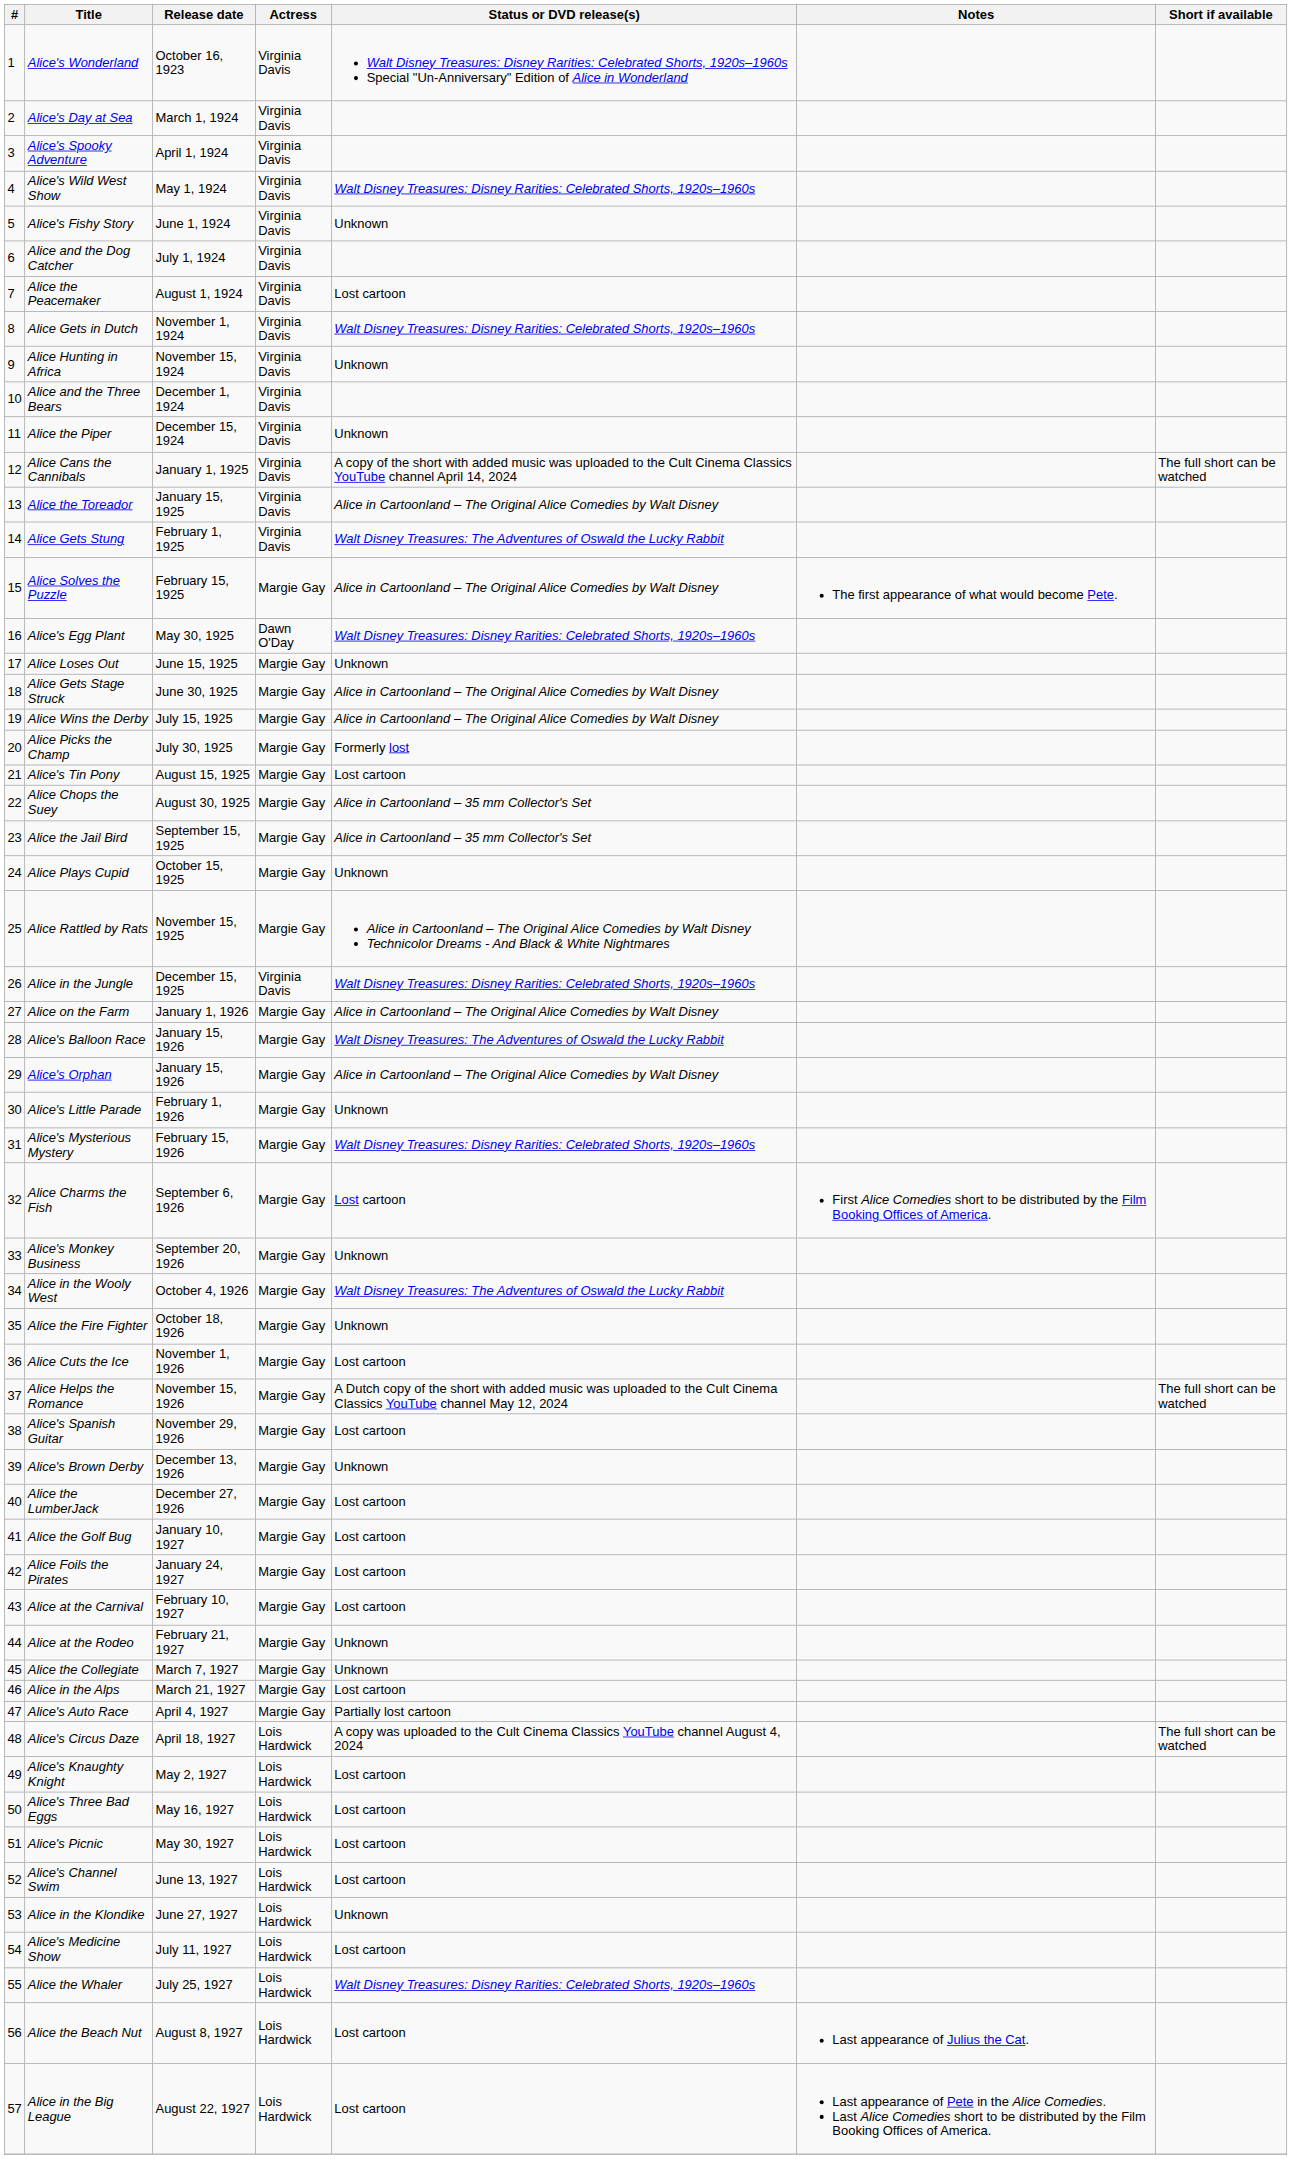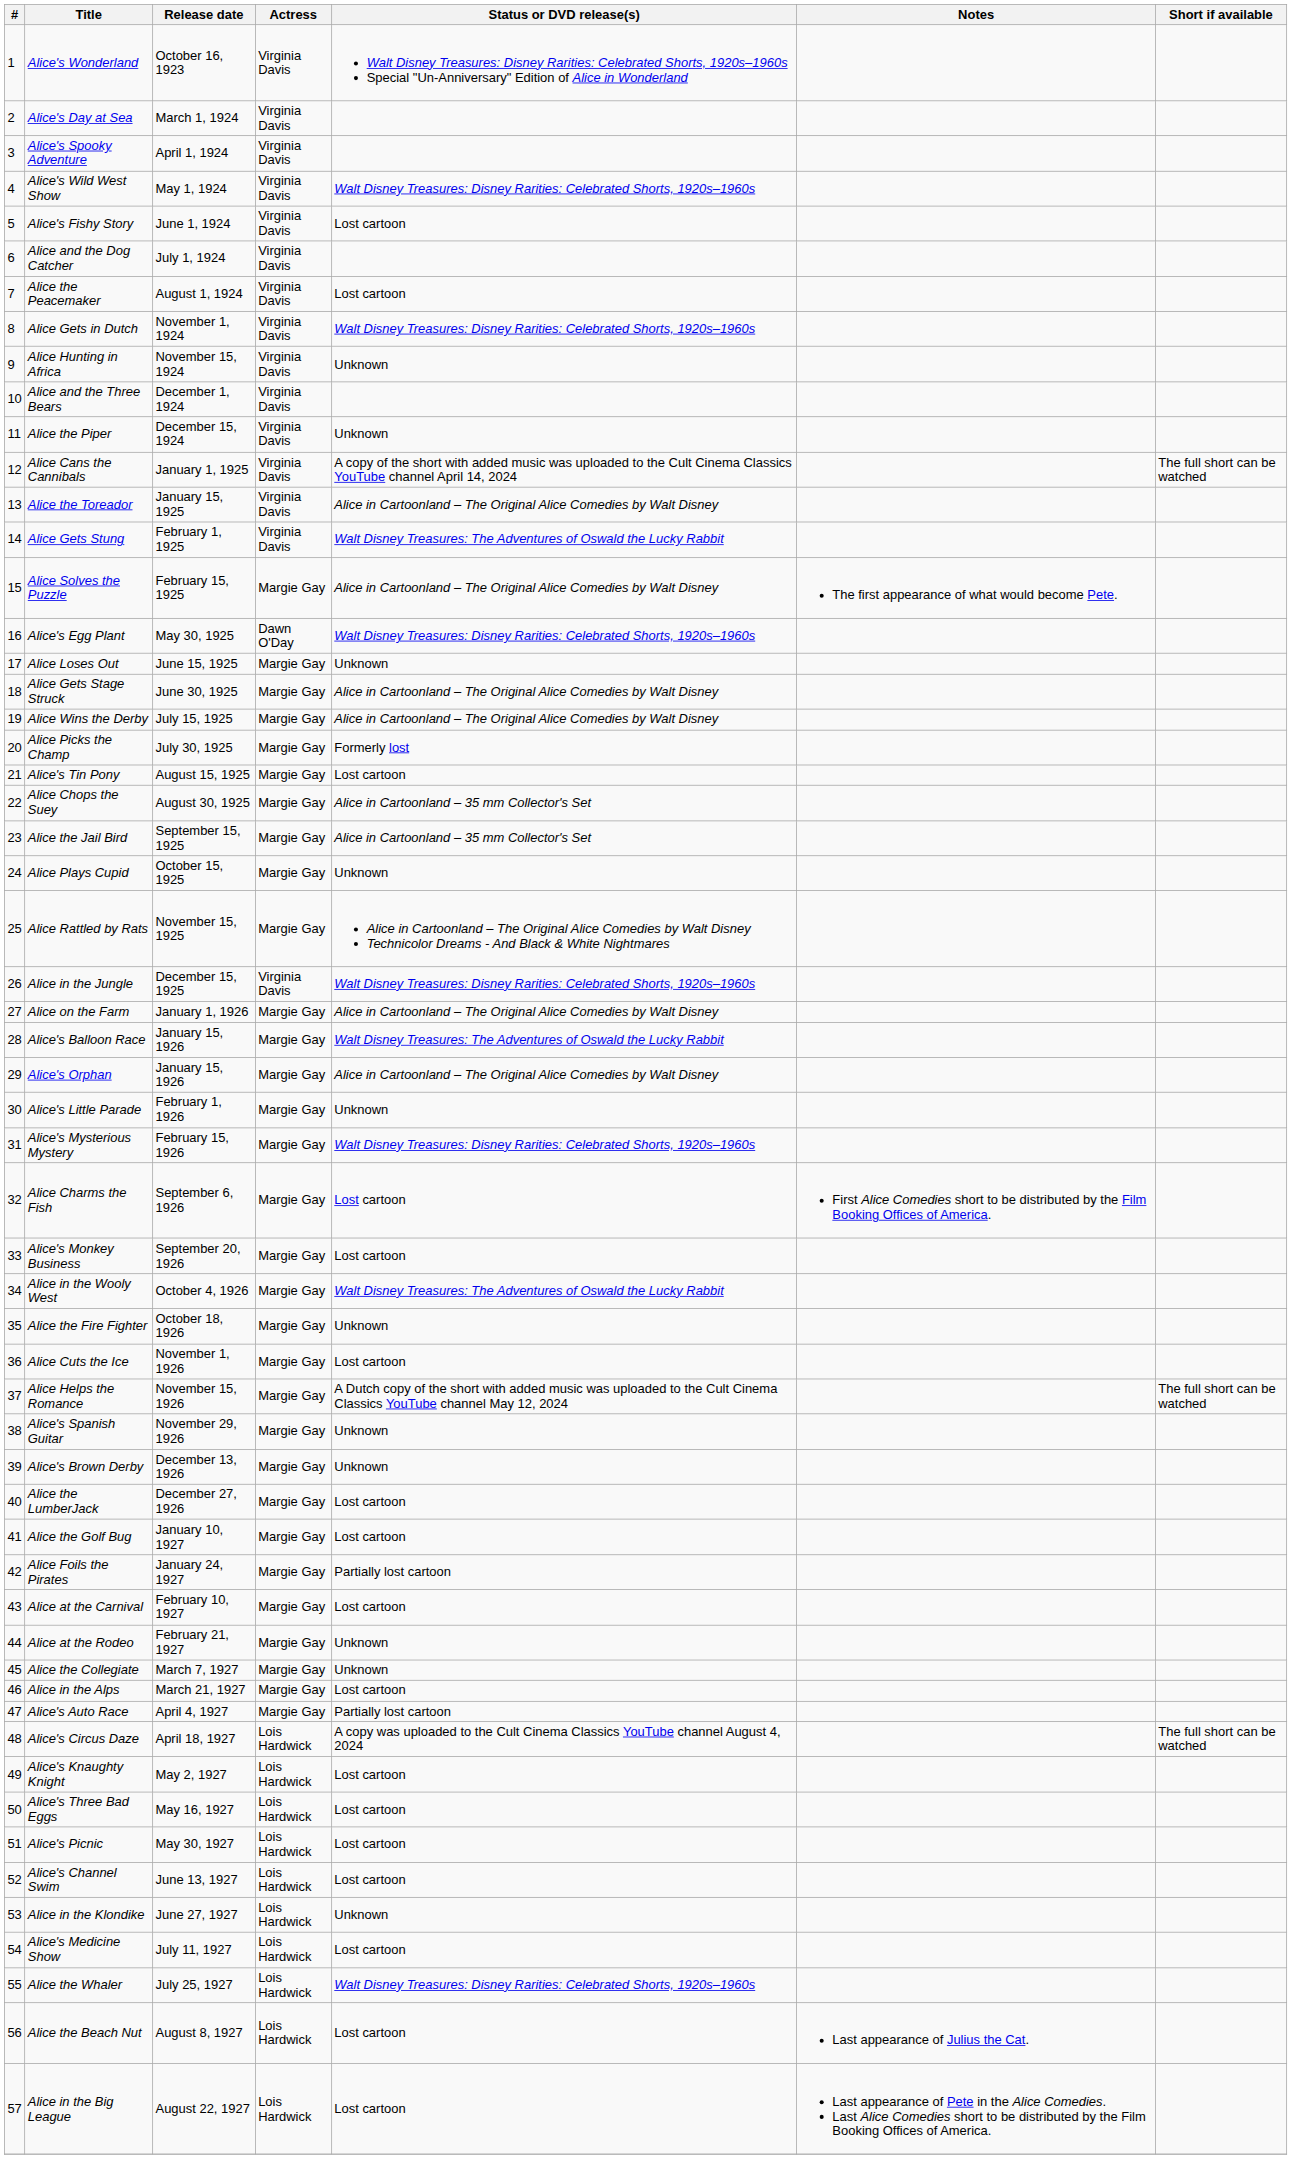(361, 223) Unknown -> (370, 223) Lost cartoon
(361, 1256) Unknown -> (370, 1256) Lost cartoon
(370, 1431) Lost cartoon -> (361, 1431) Unknown
(370, 1572) Lost cartoon -> (393, 1572) Partially lost cartoon
